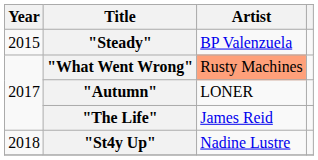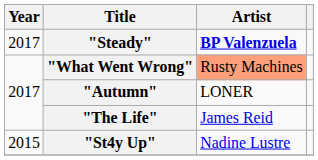(24, 42) 2015 -> (24, 42) 2017
(246, 42) normal -> (248, 42) bold
(24, 142) 2018 -> (24, 142) 2015
